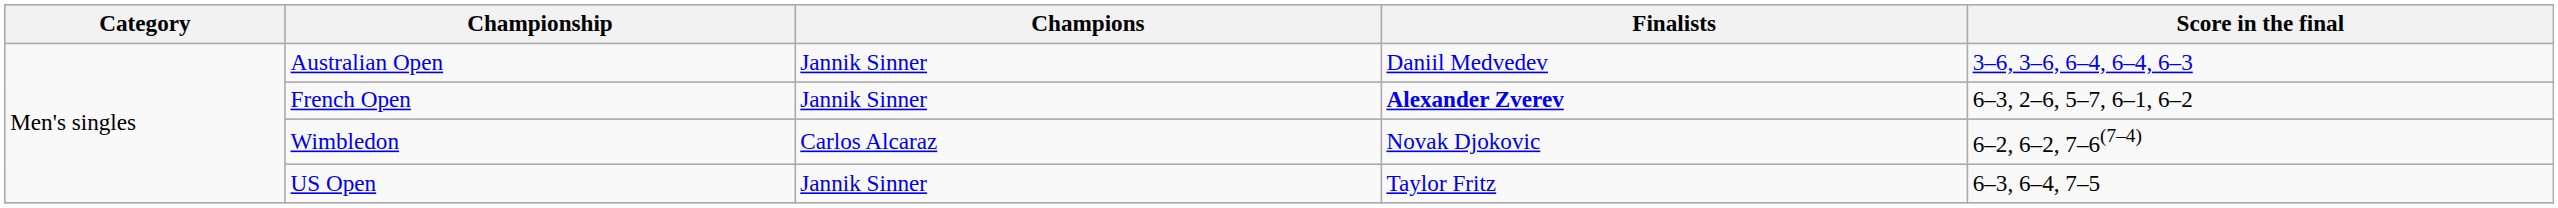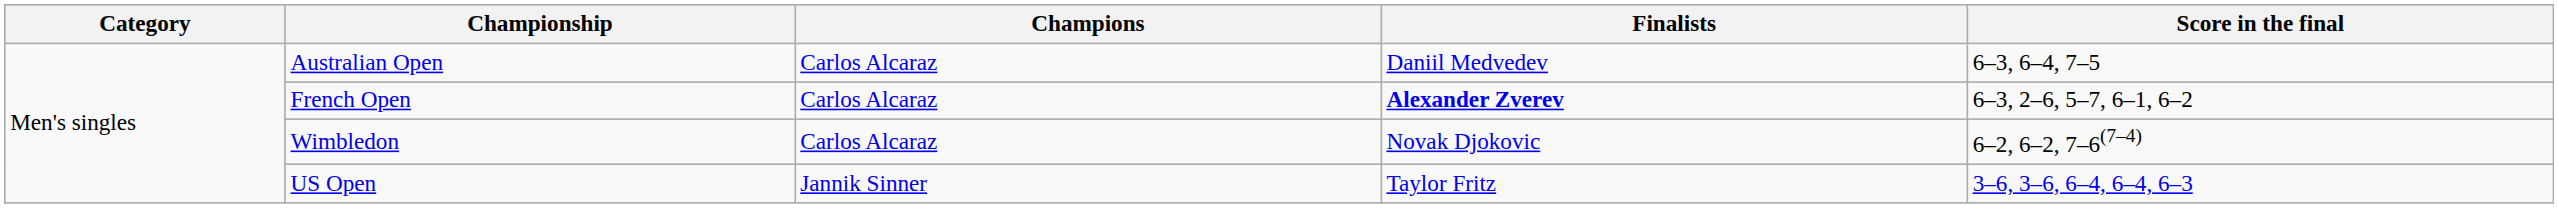(864, 62) Jannik Sinner -> (869, 62) Carlos Alcaraz
(2083, 62) 3–6, 3–6, 6–4, 6–4, 6–3 -> (2036, 62) 6–3, 6–4, 7–5
(864, 100) Jannik Sinner -> (869, 100) Carlos Alcaraz
(2036, 183) 6–3, 6–4, 7–5 -> (2083, 183) 3–6, 3–6, 6–4, 6–4, 6–3
